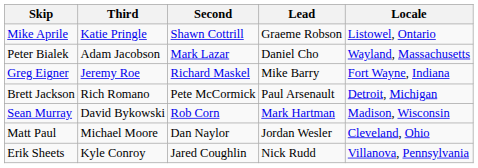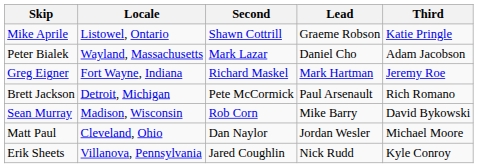columns swapped: (123, 14) <-> (409, 14)
(290, 73) Mike Barry -> (336, 73) Mark Hartman
(298, 113) Mark Hartman -> (328, 113) Mike Barry
